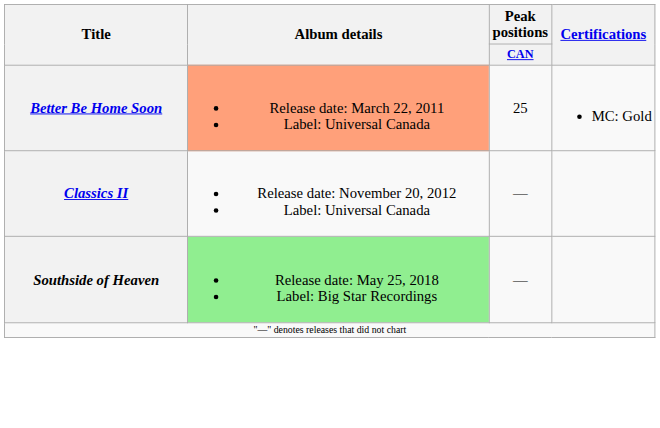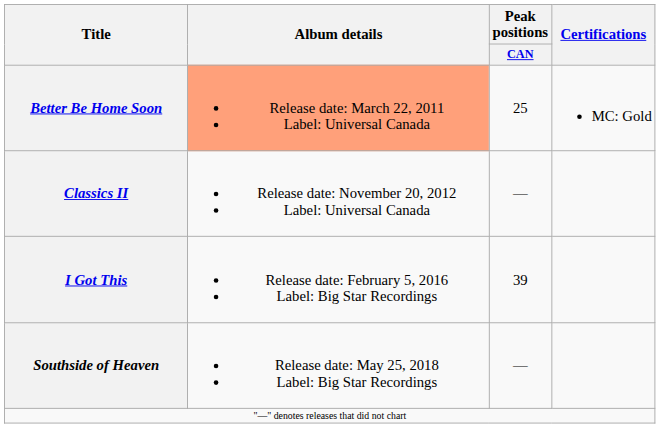+ row: (96, 279)
(338, 288) lightgreen background -> (338, 374) no background
